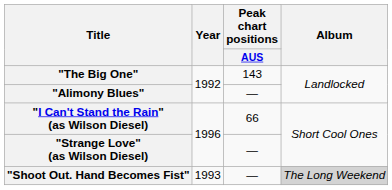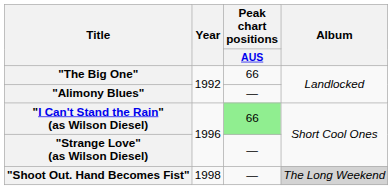(252, 75) 143 -> (252, 75) 66
(252, 118) no background -> (252, 118) lightgreen background
(208, 175) 1993 -> (208, 175) 1998
